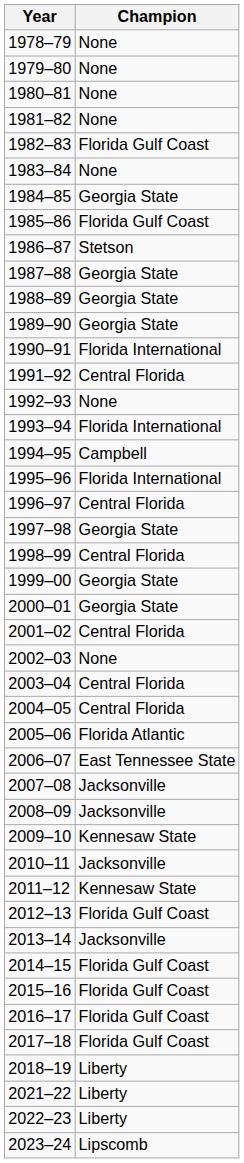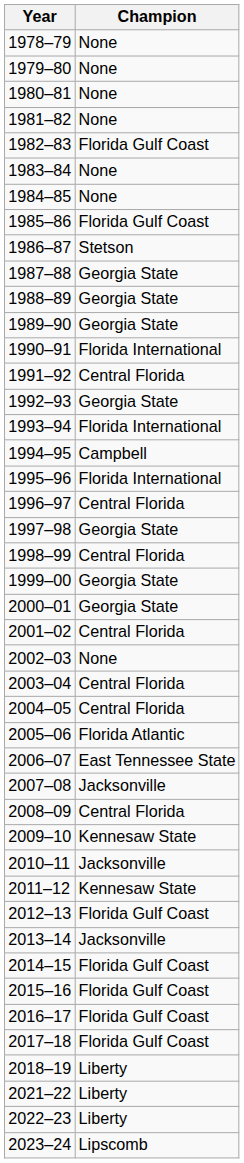(128, 196) Georgia State -> (98, 196) None
(98, 401) None -> (128, 401) Georgia State
(122, 811) Jacksonville -> (132, 811) Central Florida
